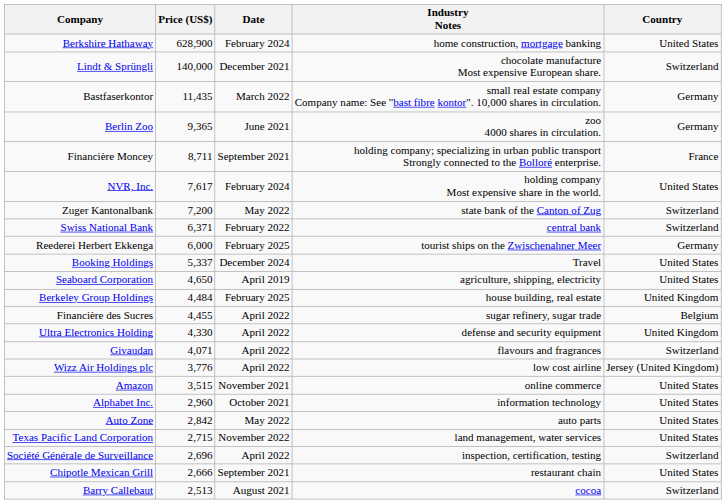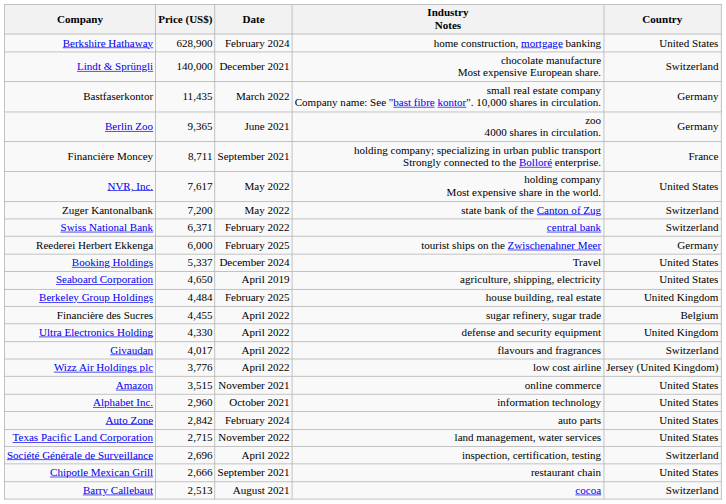(257, 186) February 2024 -> (267, 186) May 2022
(200, 350) 4,071 -> (200, 350) 4,017
(267, 420) May 2022 -> (257, 420) February 2024
